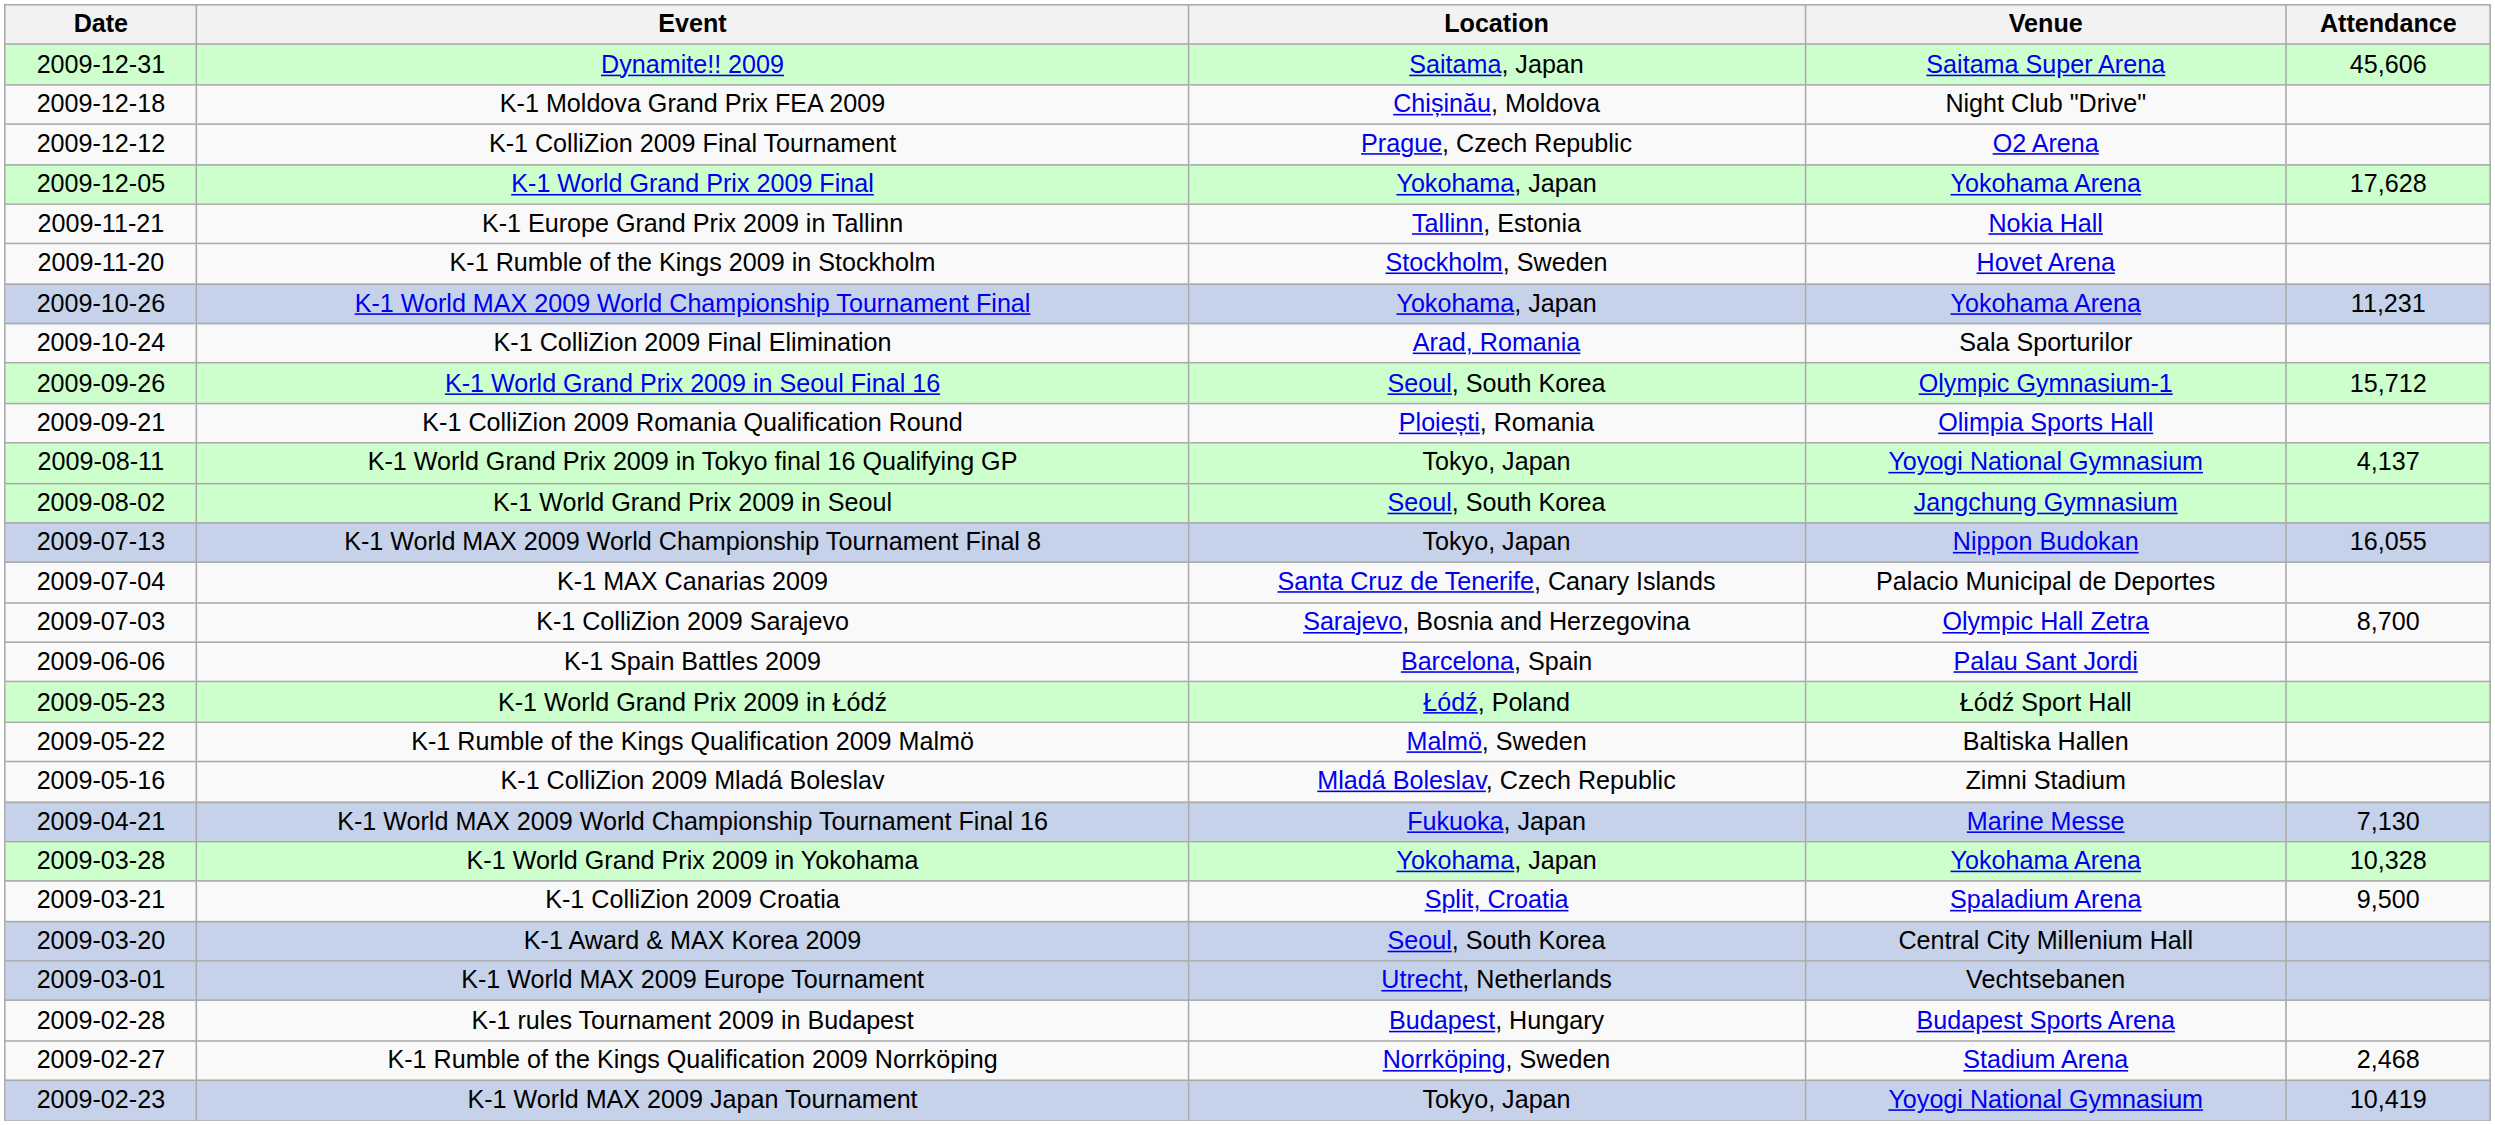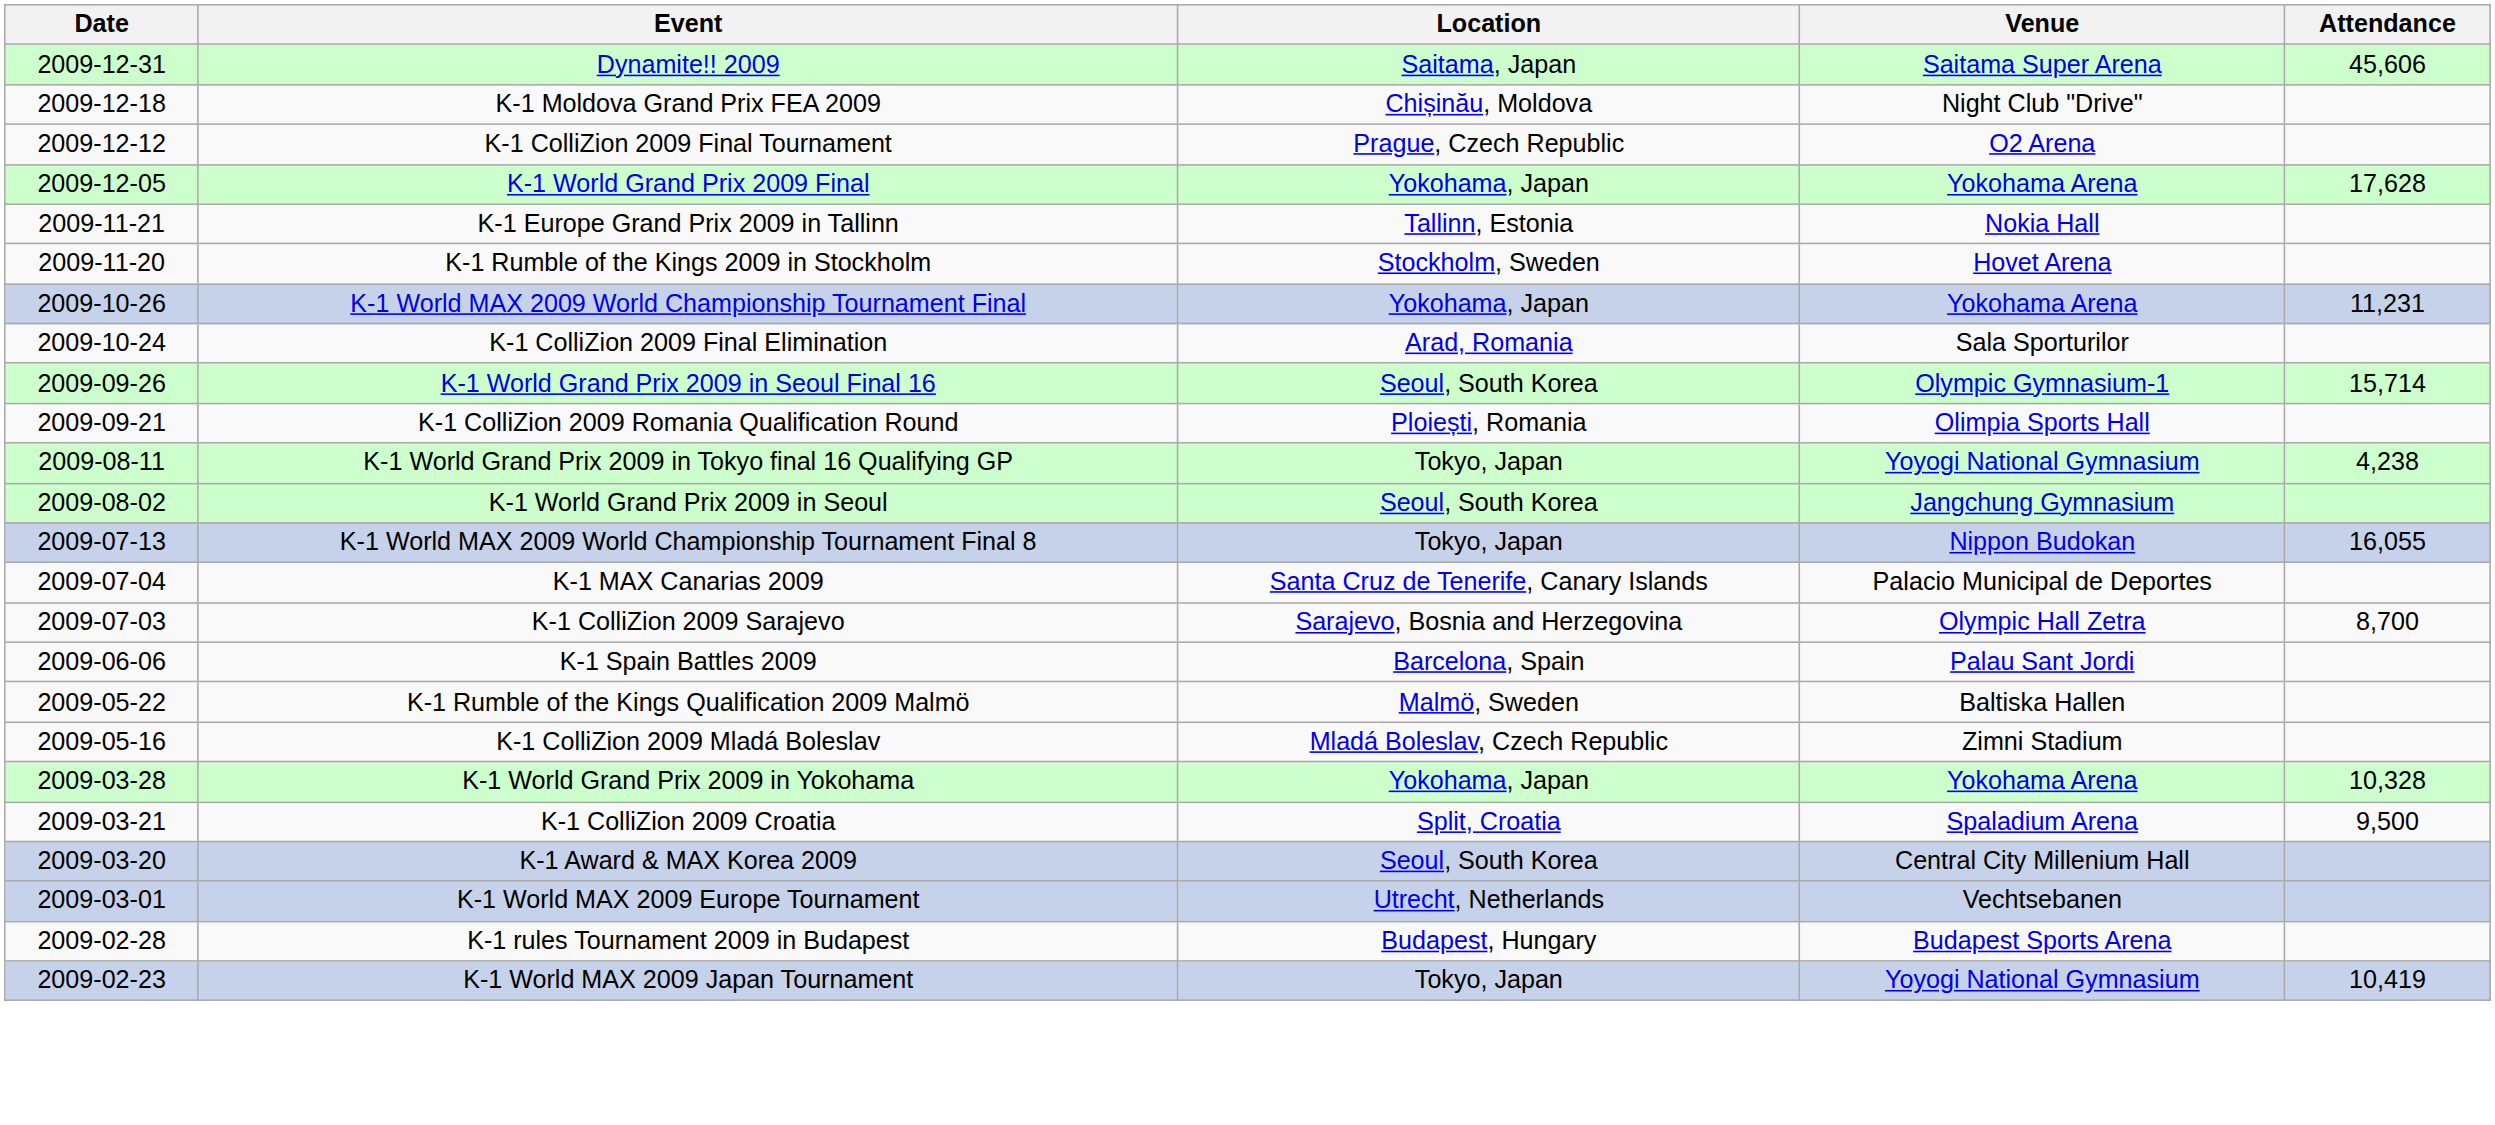(2388, 382) 15,712 -> (2387, 382) 15,714
(2388, 462) 4,137 -> (2387, 462) 4,238
- row: (693, 701)
- row: (693, 821)
- row: (693, 1060)
